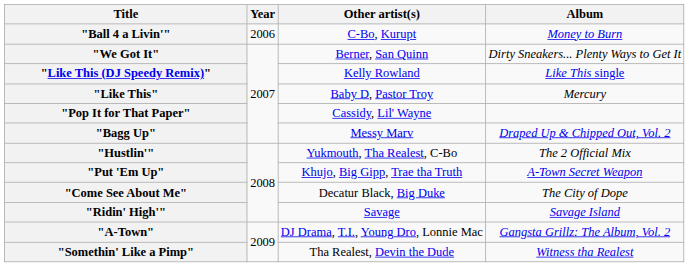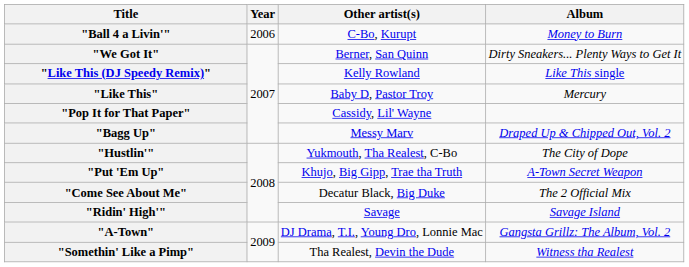(585, 152) The 2 Official Mix -> (585, 152) The City of Dope
(585, 192) The City of Dope -> (585, 192) The 2 Official Mix
